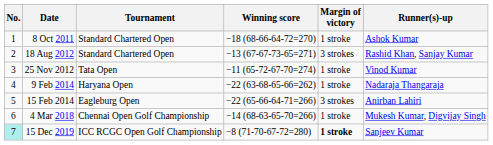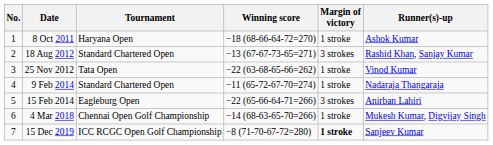(126, 39) Standard Chartered Open -> (106, 39) Haryana Open
(271, 70) −11 (65-72-67-70=274) -> (271, 70) −22 (63-68-65-66=262)
(106, 85) Haryana Open -> (126, 85) Standard Chartered Open
(271, 85) −22 (63-68-65-66=262) -> (271, 85) −11 (65-72-67-70=274)
(13, 132) paleturquoise background -> (13, 132) no background
